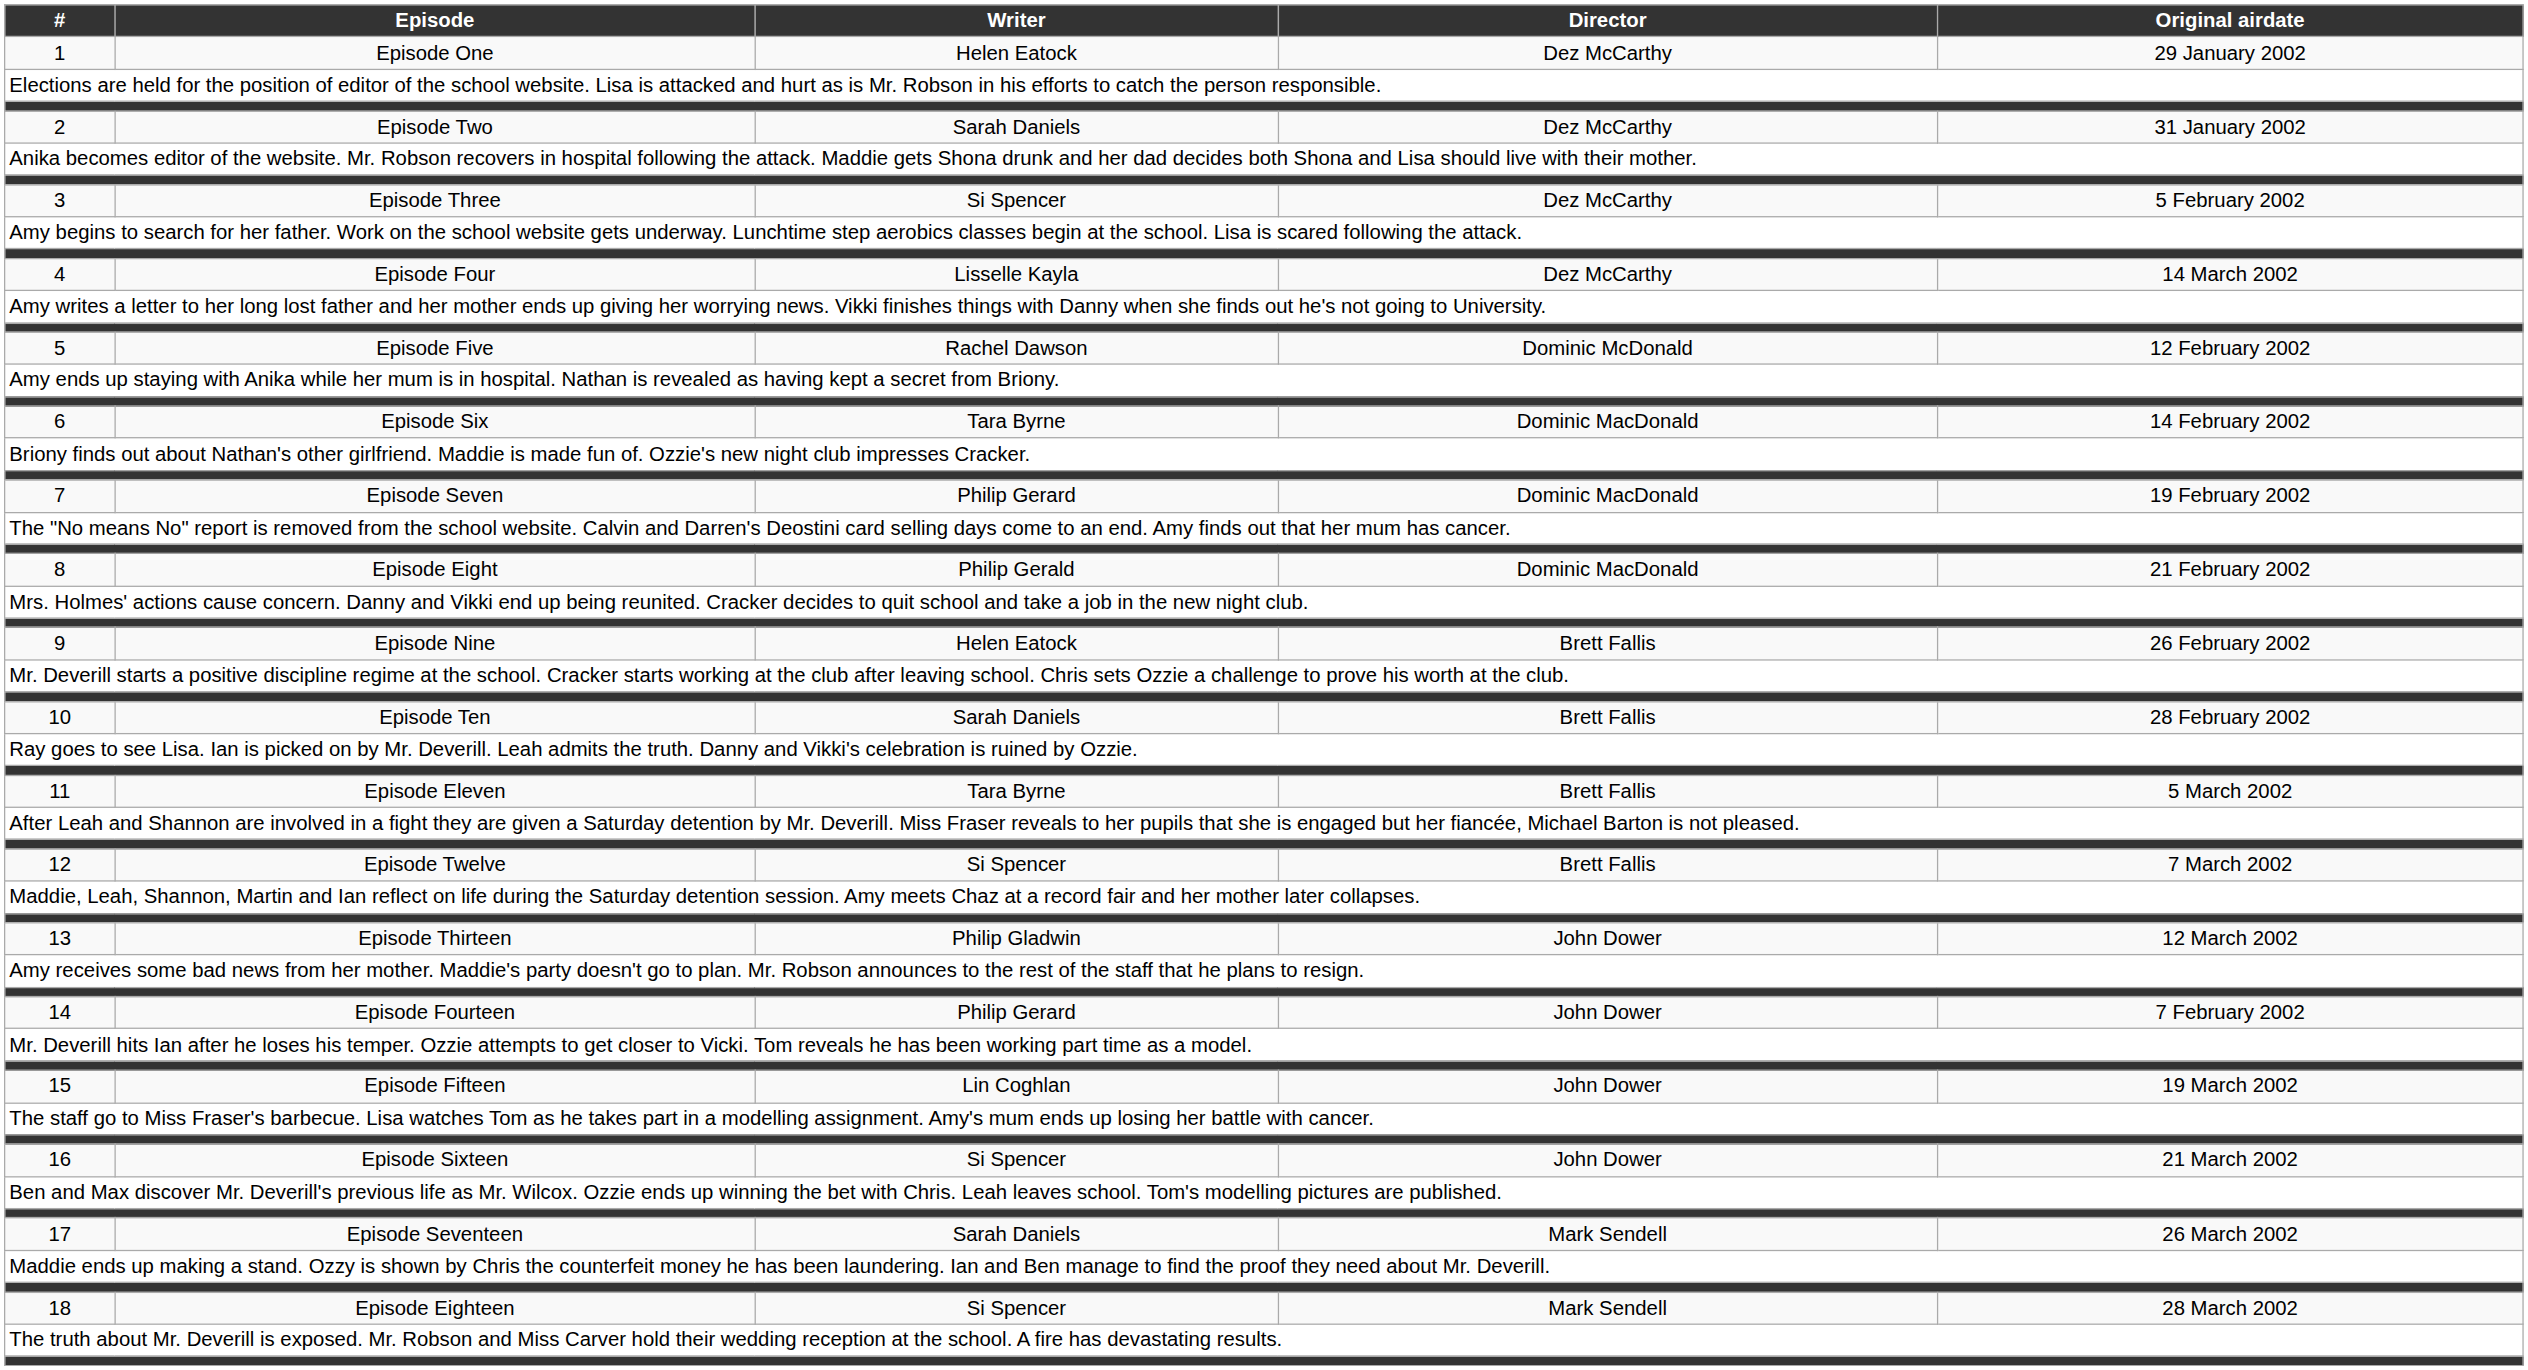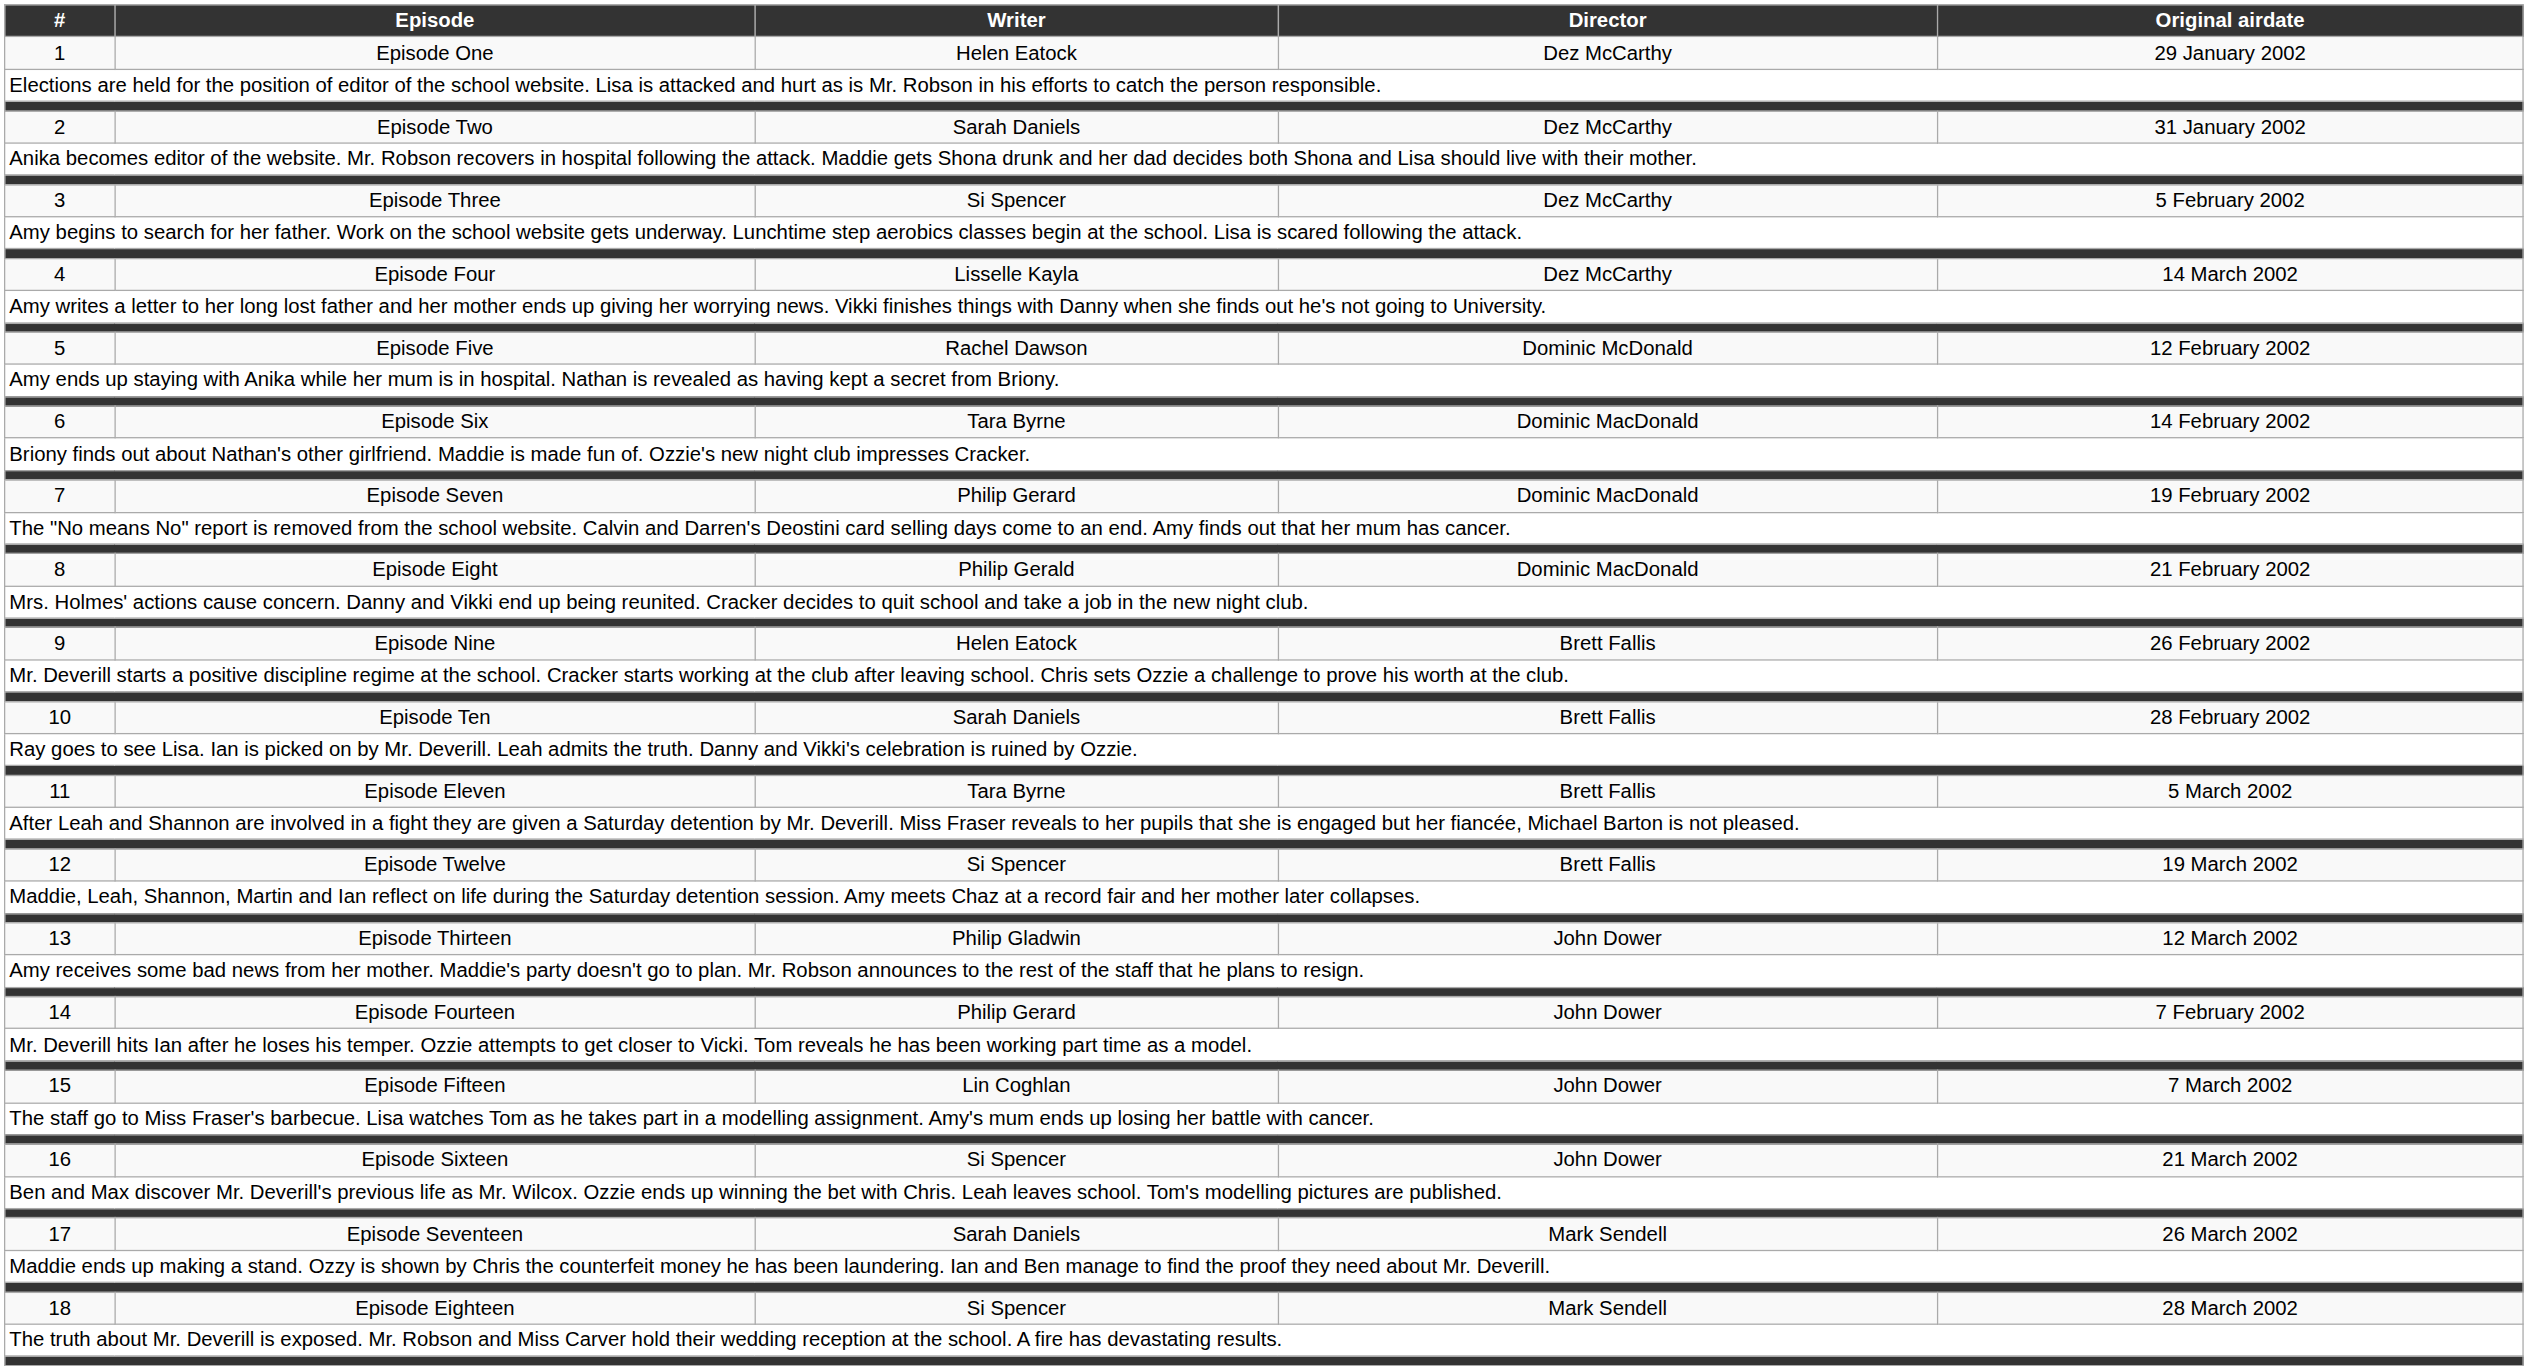(2230, 864) 7 March 2002 -> (2230, 864) 19 March 2002
(2230, 1086) 19 March 2002 -> (2230, 1086) 7 March 2002
